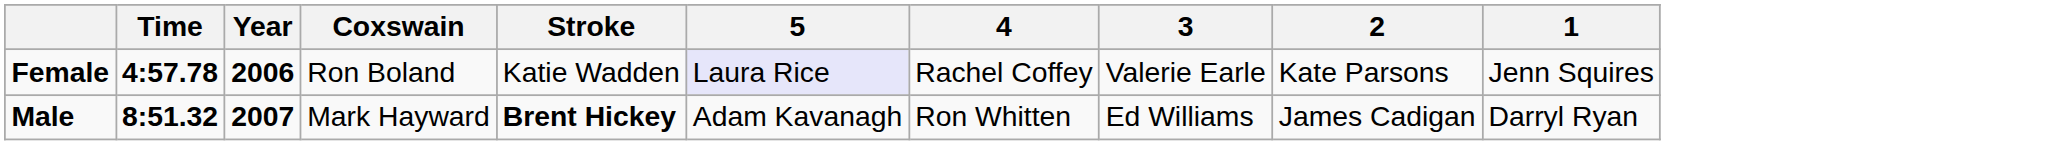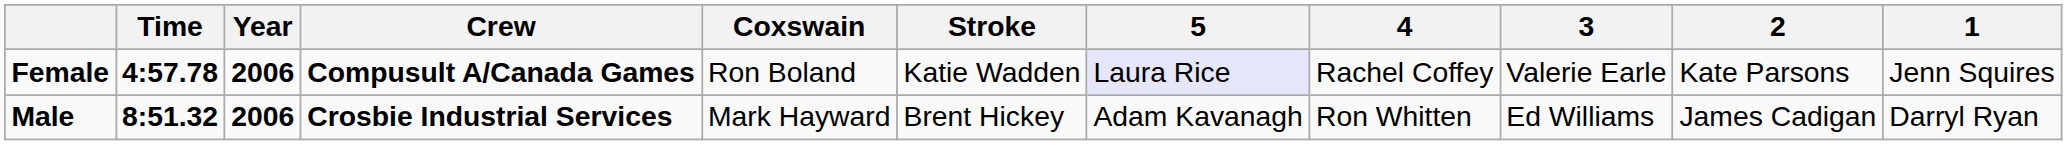+ column: (501, 26)
(263, 116) 2007 -> (263, 116) 2006
(589, 116) bold -> (984, 116) normal
